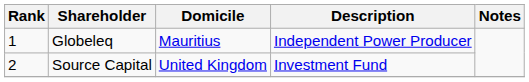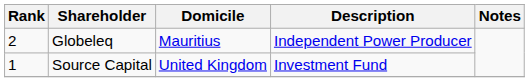(12, 40) 1 -> (12, 40) 2
(12, 64) 2 -> (12, 64) 1
